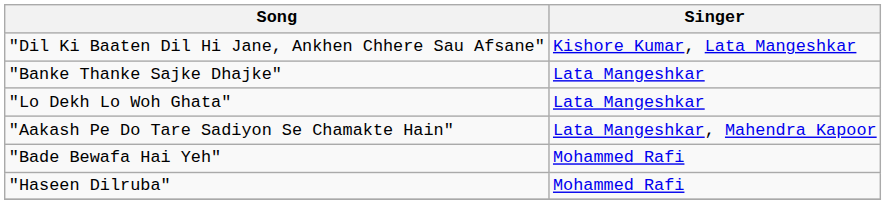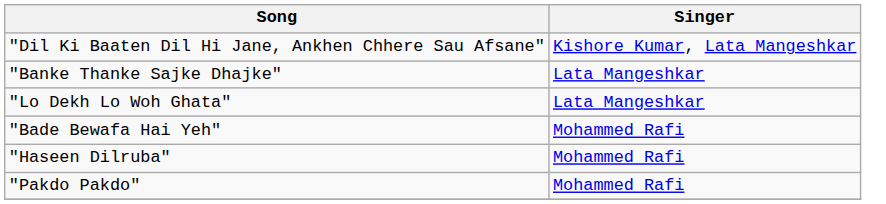- row: (231, 130)
+ row: (75, 186)
